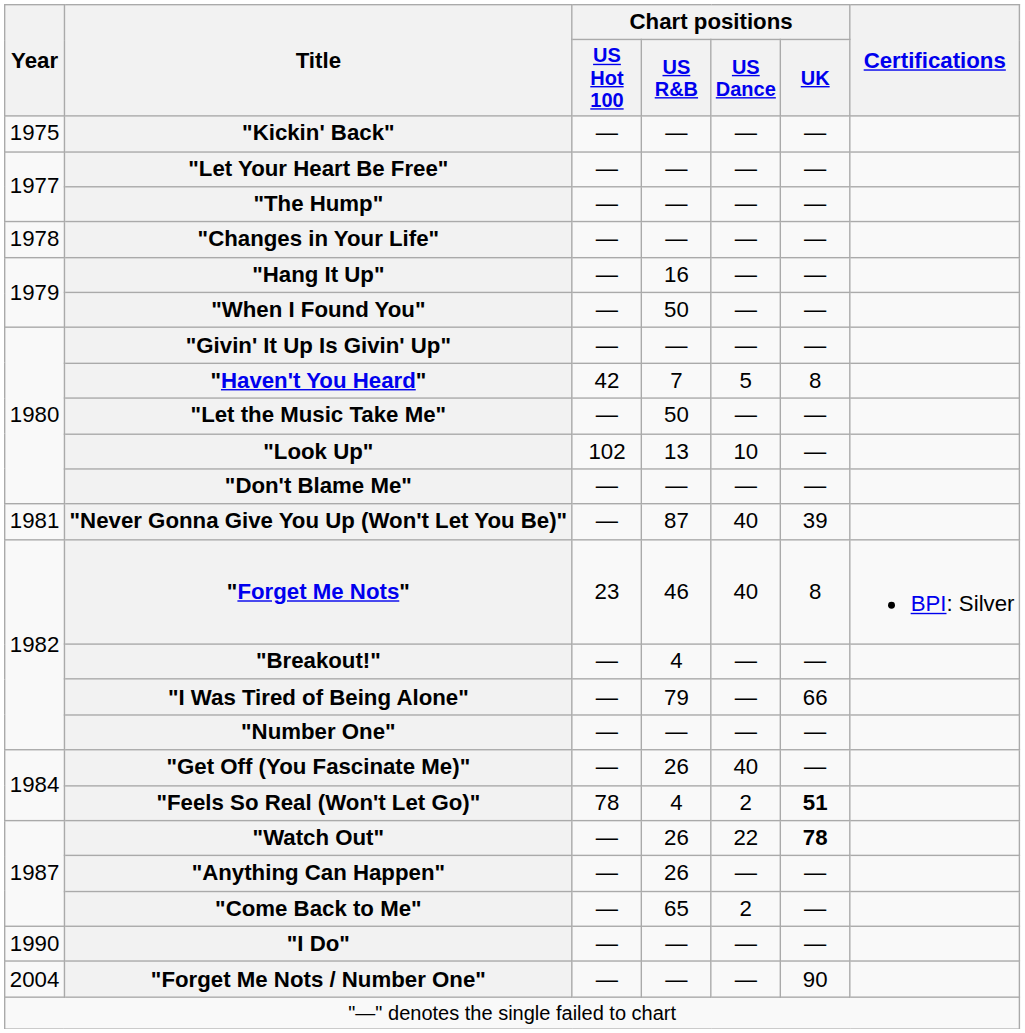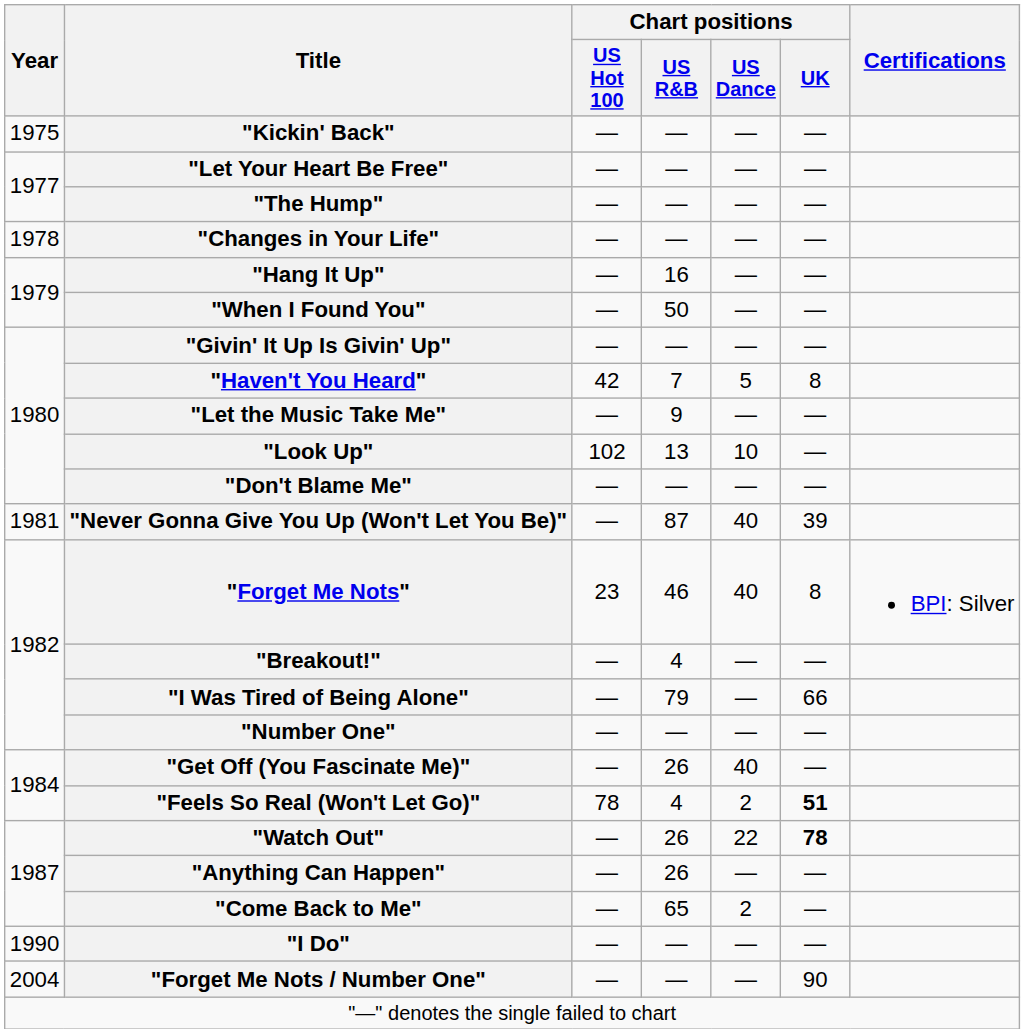(676, 415) 50 -> (676, 415) 9
